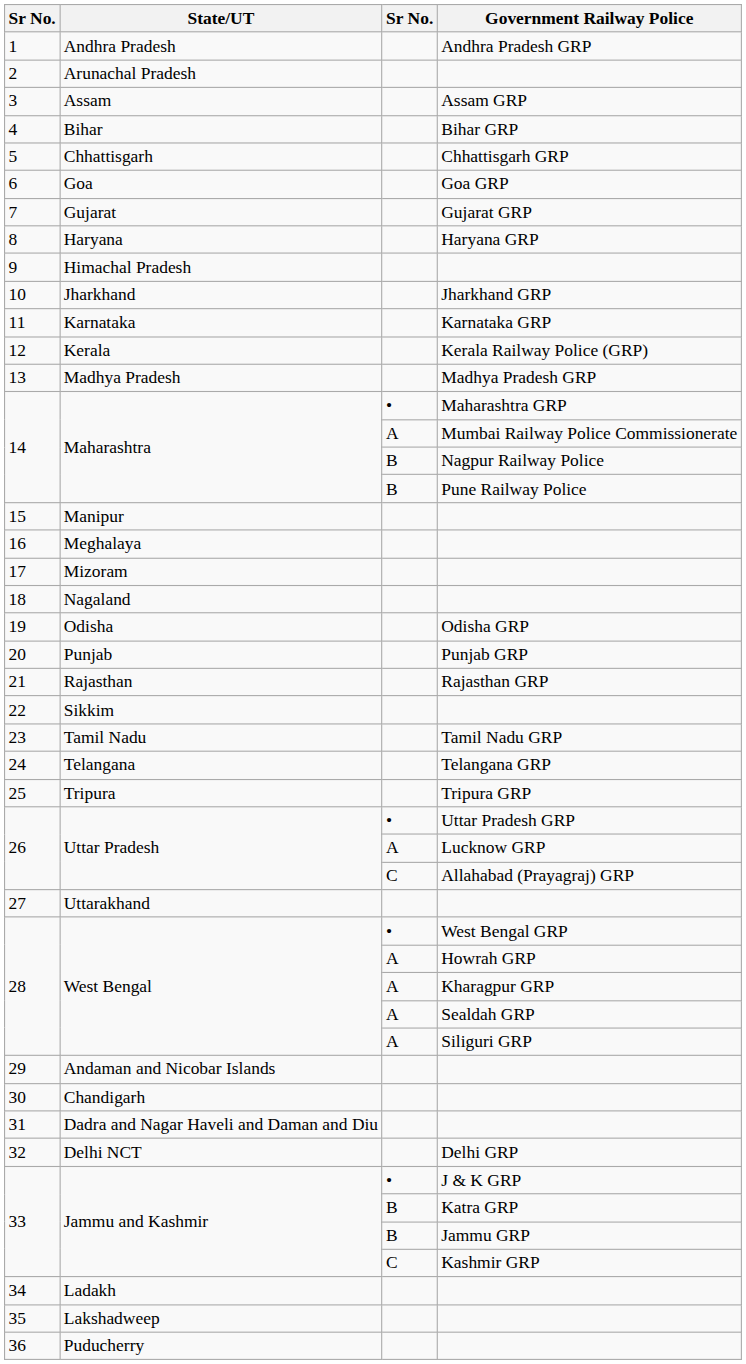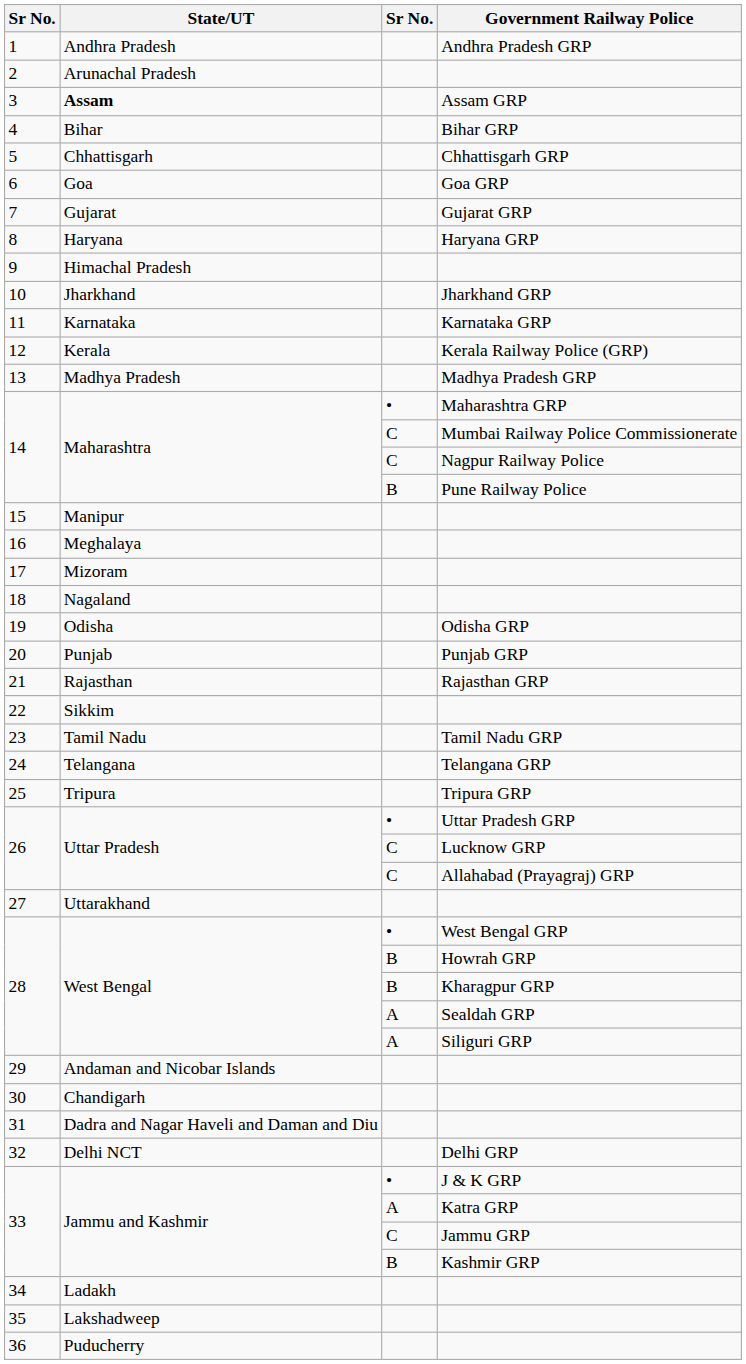(88, 101) normal -> (88, 101) bold
(392, 433) A -> (392, 433) C
(392, 460) B -> (392, 460) C
(392, 848) A -> (392, 848) C
(392, 958) A -> (392, 958) B
(392, 986) A -> (392, 986) B
(392, 1207) B -> (392, 1207) A
(392, 1235) B -> (392, 1235) C
(392, 1262) C -> (392, 1262) B
